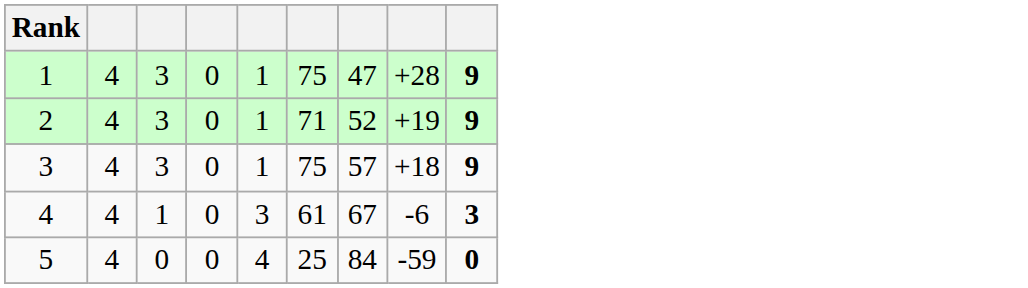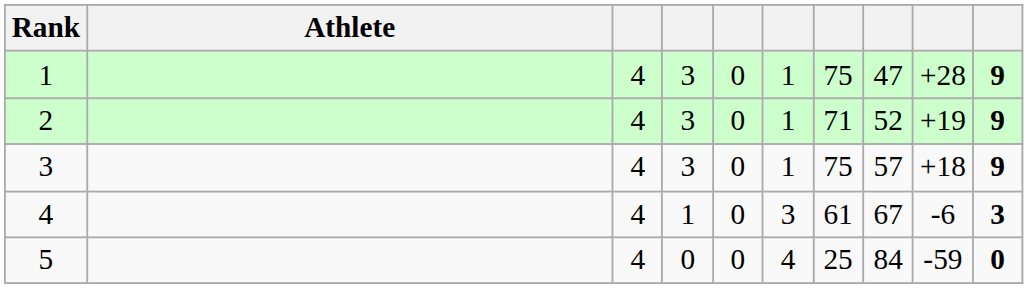+ column: (350, 27)
